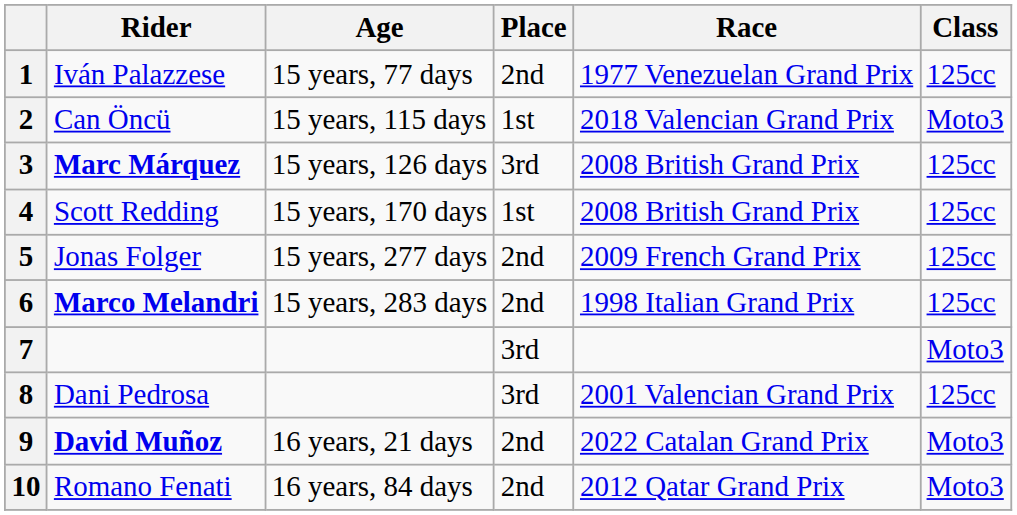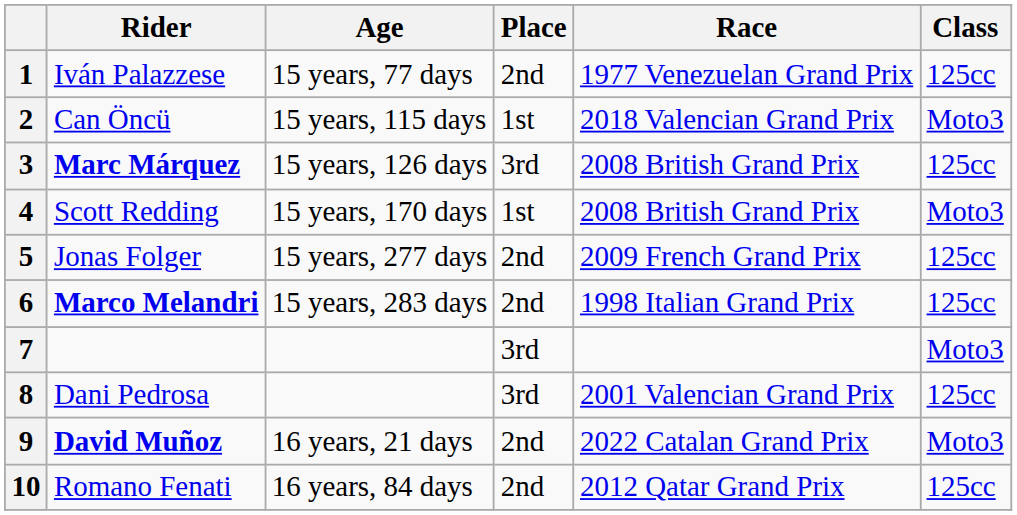(961, 211) 125cc -> (965, 211) Moto3
(965, 486) Moto3 -> (961, 486) 125cc
